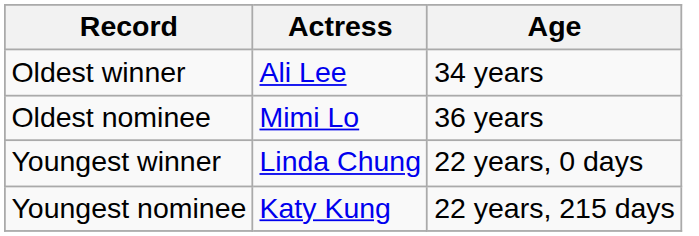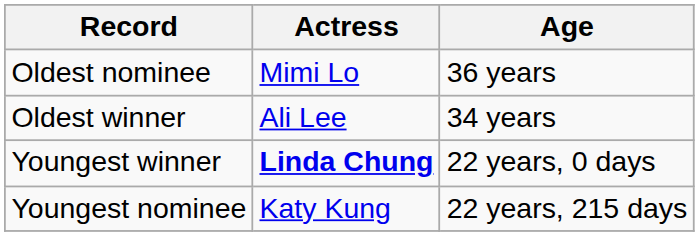rows swapped: (99, 72) <-> (111, 117)
(340, 162) normal -> (346, 162) bold
